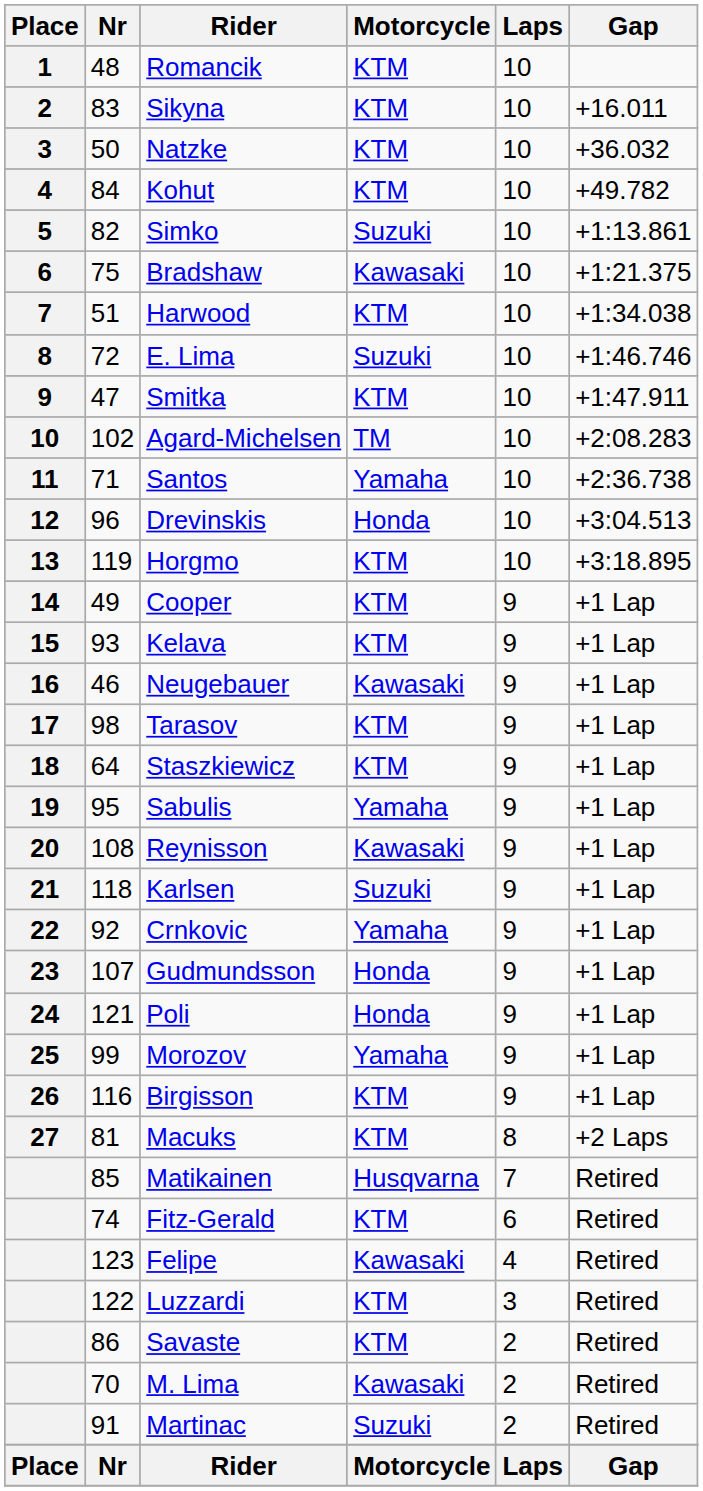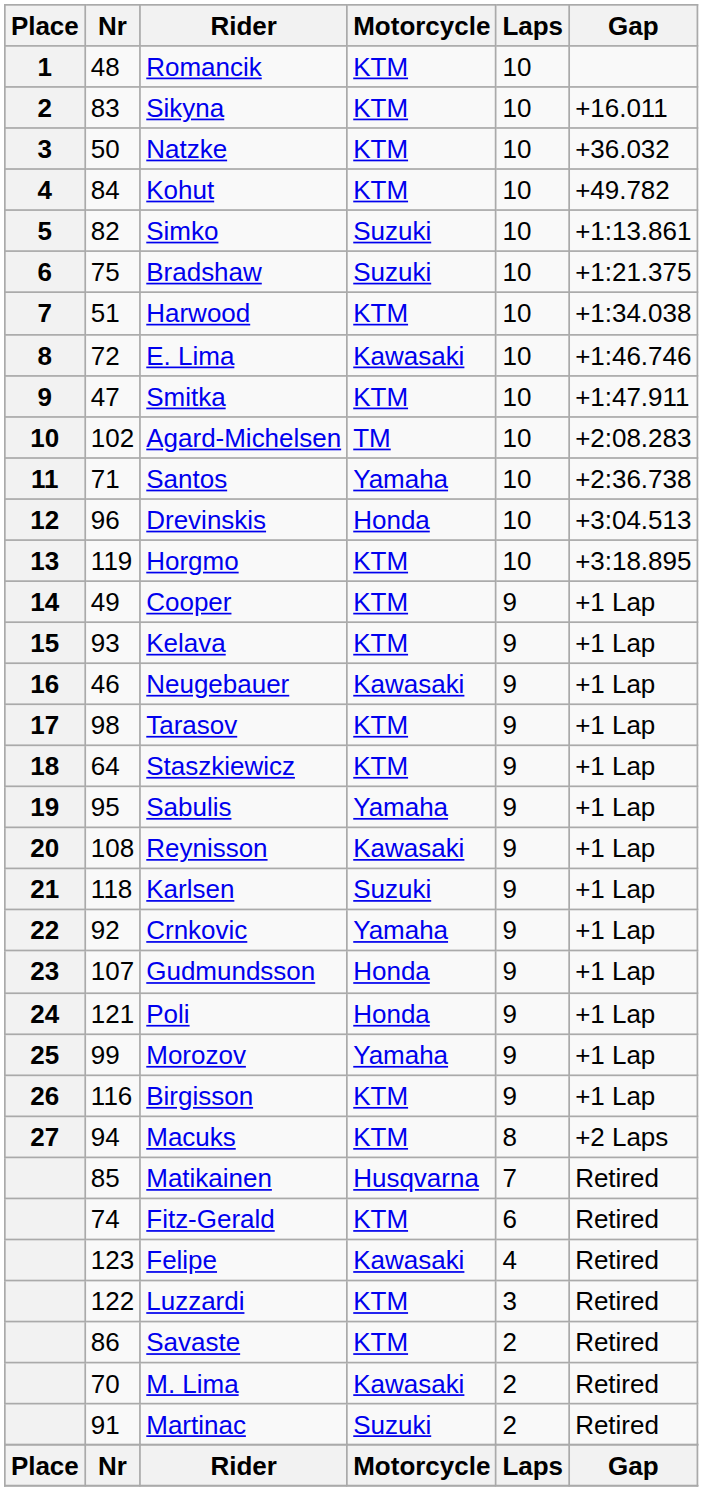(409, 272) Kawasaki -> (392, 272) Suzuki
(392, 355) Suzuki -> (409, 355) Kawasaki
(105, 1137) 81 -> (105, 1137) 94
